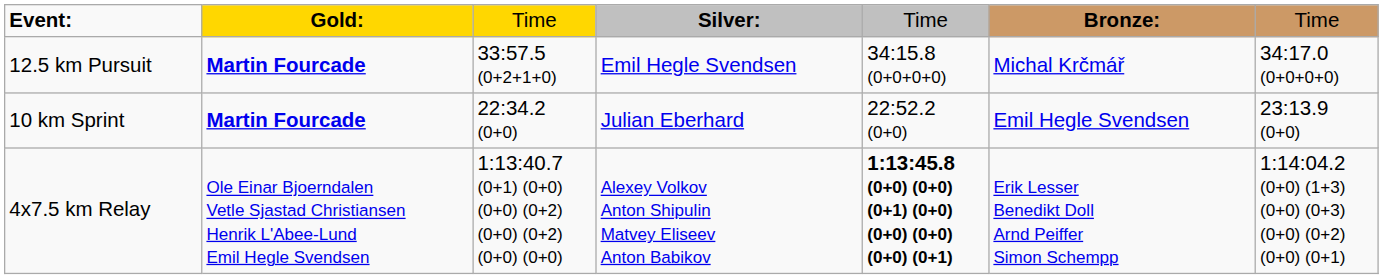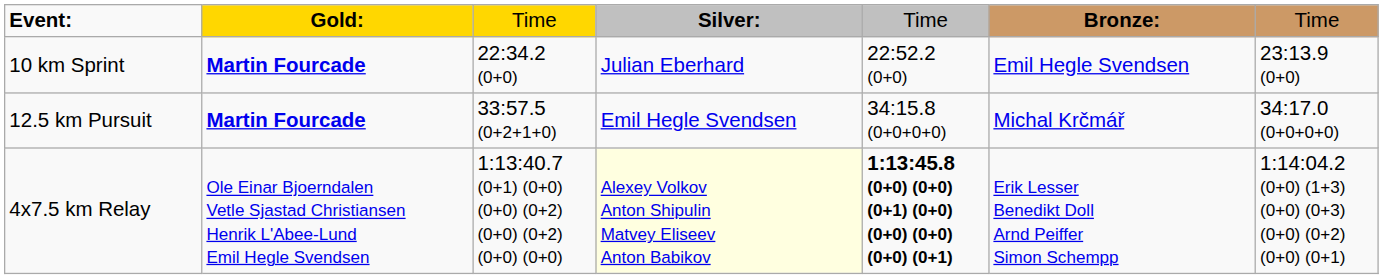rows swapped: (67, 120) <-> (80, 64)
(658, 223) no background -> (658, 223) lightyellow background
